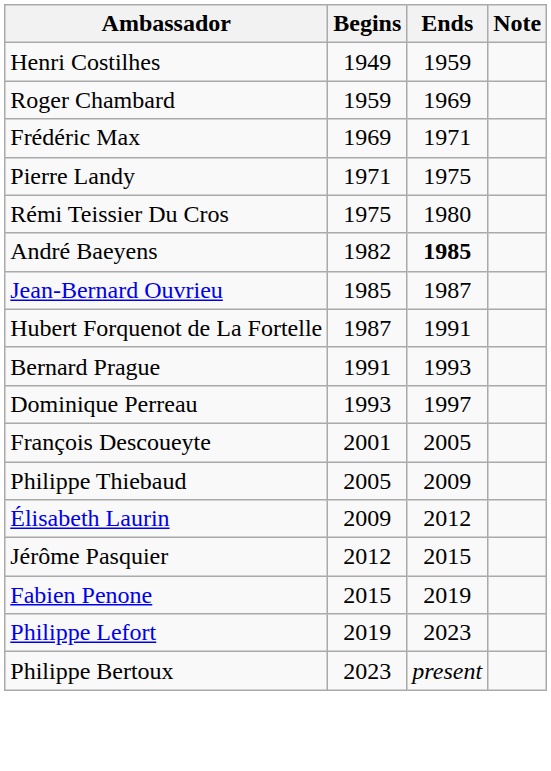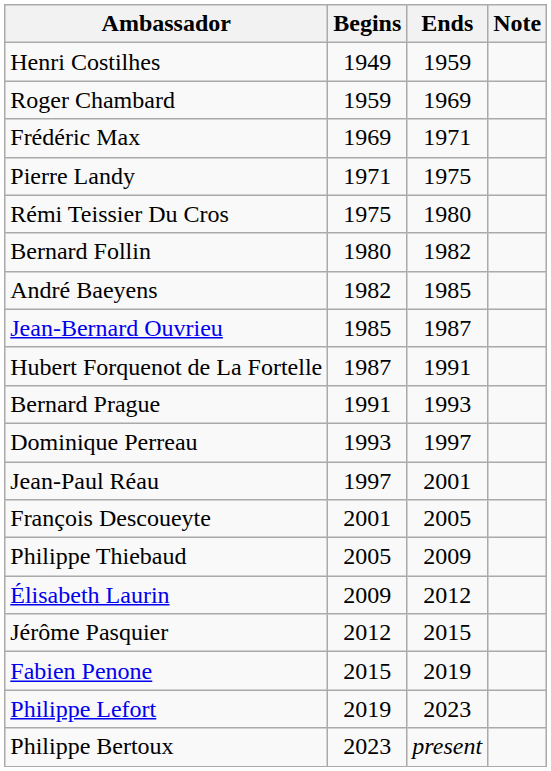+ row: (81, 251)
(447, 251) bold -> (447, 289) normal
+ row: (85, 480)
